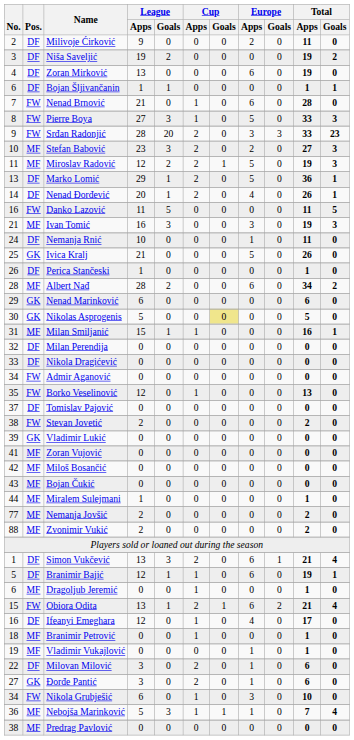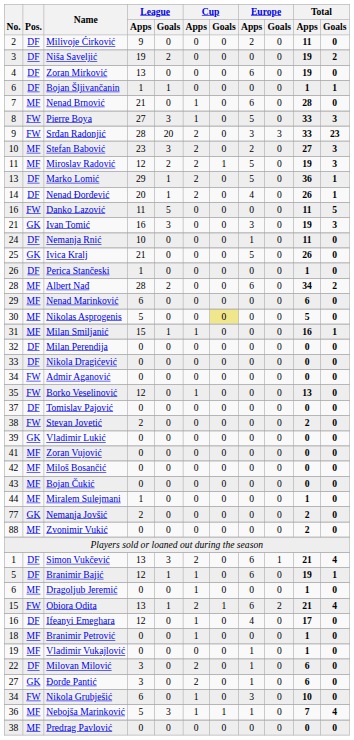(33, 103) FW -> (33, 103) MF
(33, 225) MF -> (33, 225) GK
(33, 301) GK -> (33, 301) MF
(33, 316) GK -> (33, 316) MF
(33, 514) MF -> (33, 514) GK
(141, 529) 2 -> (141, 529) 0
